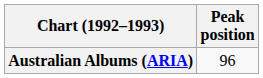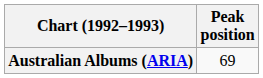(228, 60) 96 -> (228, 60) 69
